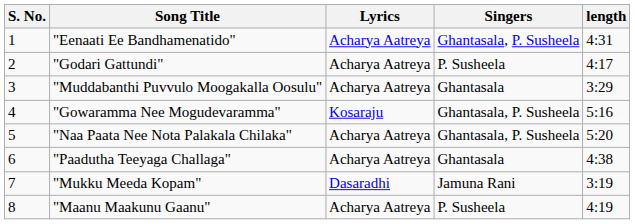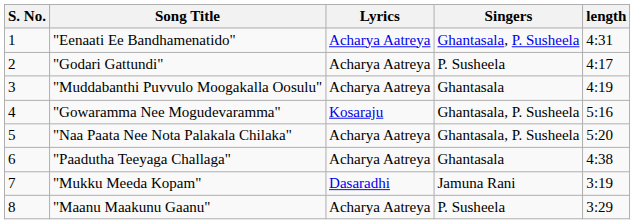(600, 87) 3:29 -> (600, 87) 4:19
(600, 207) 4:19 -> (600, 207) 3:29
